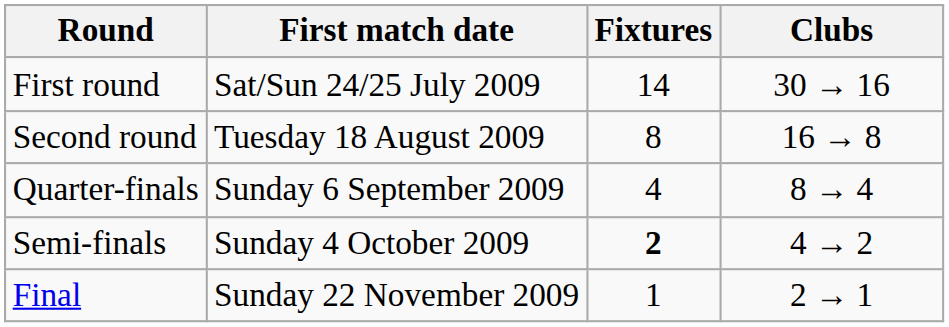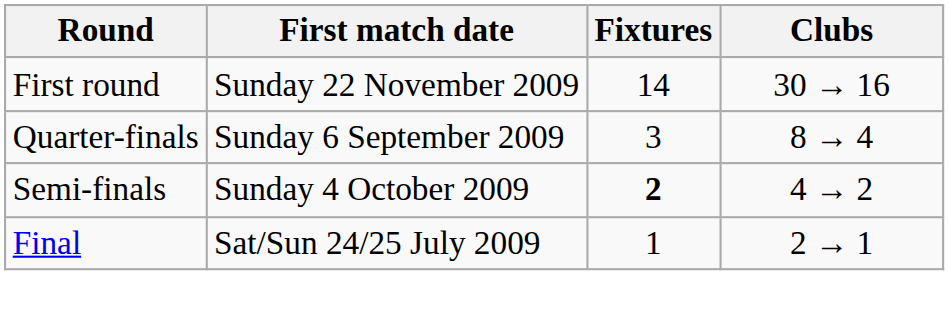(377, 83) Sat/Sun 24/25 July 2009 -> (397, 83) Sunday 22 November 2009
- row: (105, 136)
(653, 189) 4 -> (653, 136) 3
(397, 294) Sunday 22 November 2009 -> (377, 242) Sat/Sun 24/25 July 2009
